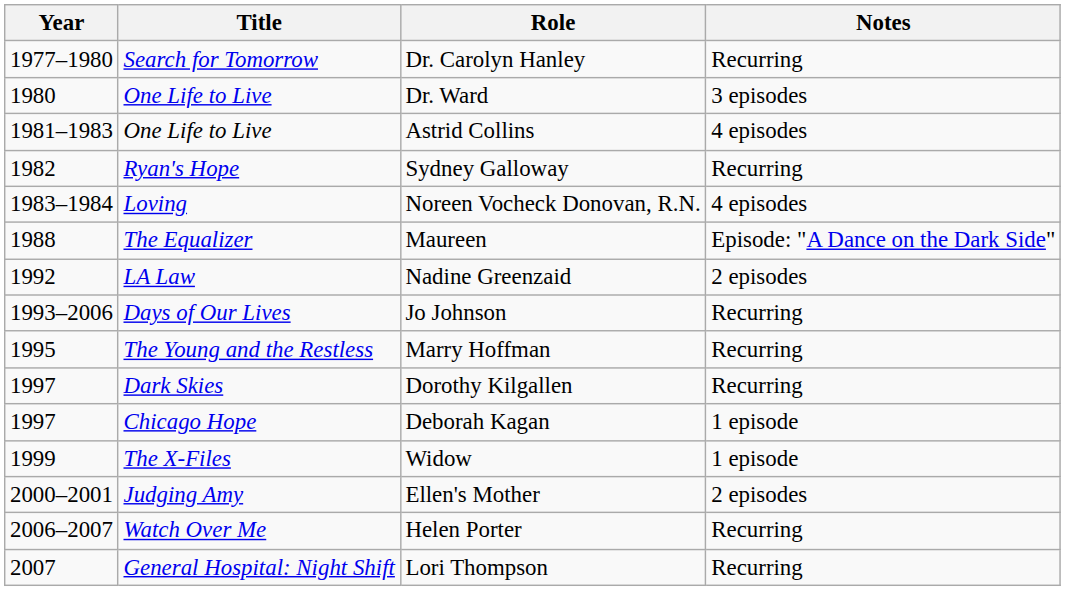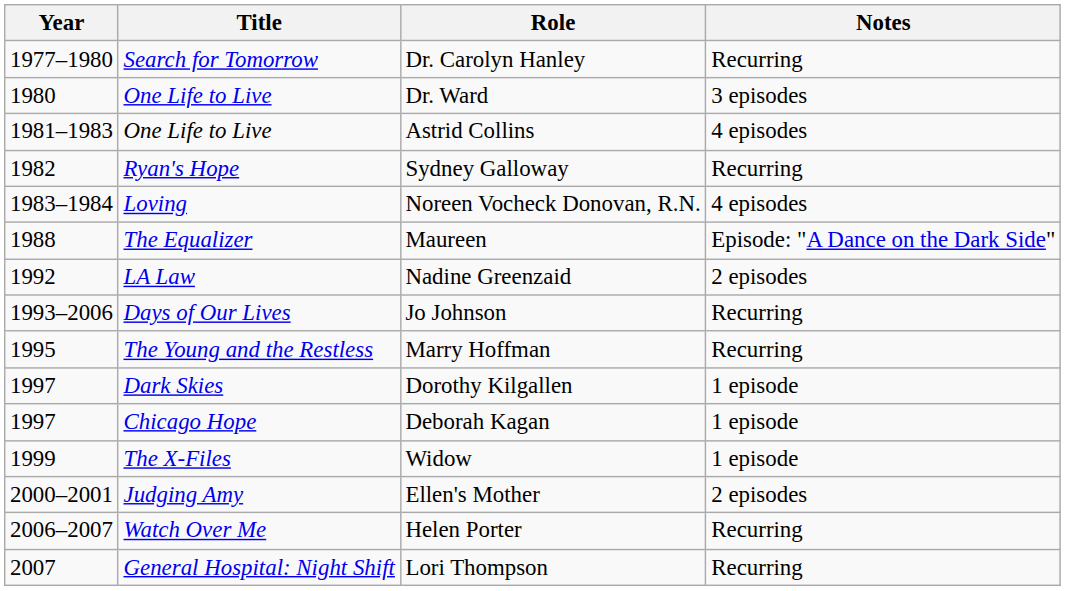(757, 385) Recurring -> (755, 385) 1 episode
